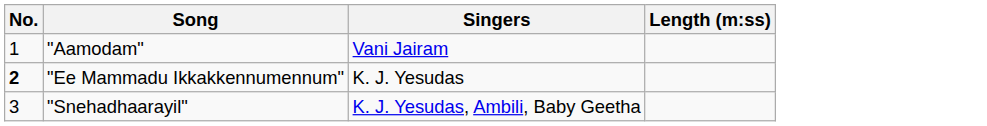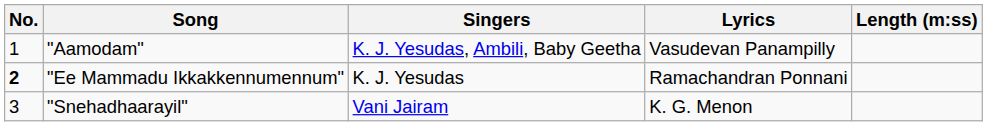+ column: (748, 19)
(400, 48) Vani Jairam -> (497, 48) K. J. Yesudas, Ambili, Baby Geetha
(497, 107) K. J. Yesudas, Ambili, Baby Geetha -> (400, 107) Vani Jairam
